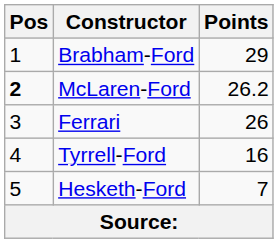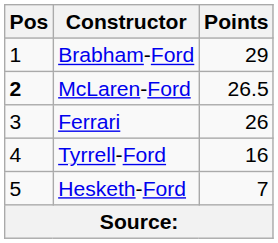(248, 88) 26.2 -> (248, 88) 26.5
